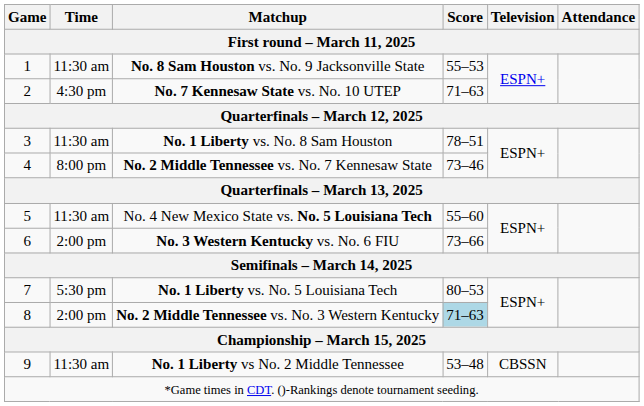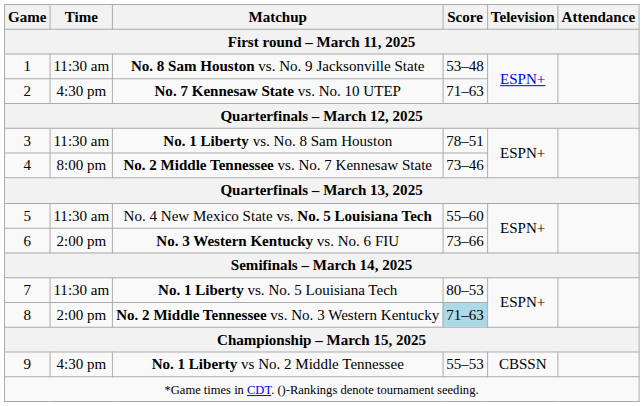(465, 66) 55–53 -> (465, 66) 53–48
(81, 290) 5:30 pm -> (81, 290) 11:30 am
(81, 364) 11:30 am -> (81, 364) 4:30 pm
(465, 364) 53–48 -> (465, 364) 55–53
